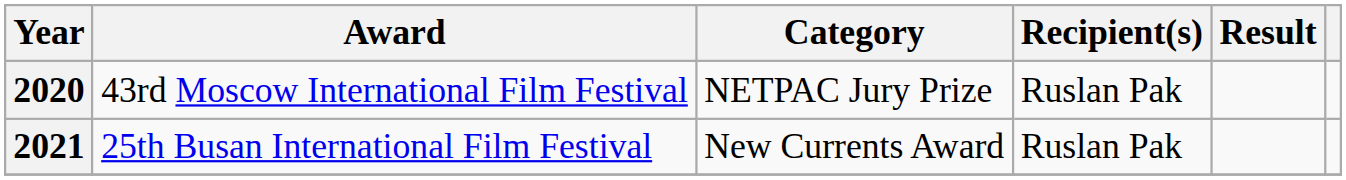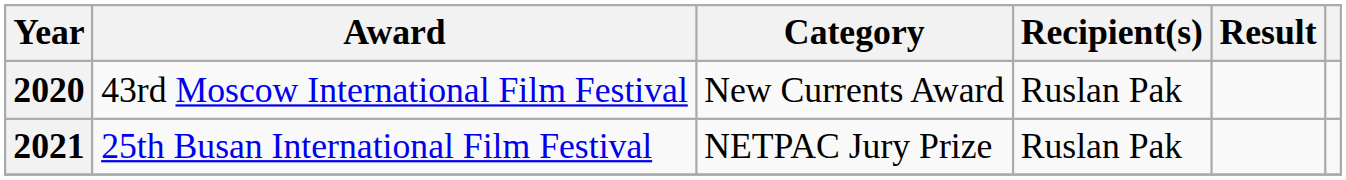(848, 89) NETPAC Jury Prize -> (854, 89) New Currents Award
(854, 145) New Currents Award -> (848, 145) NETPAC Jury Prize
